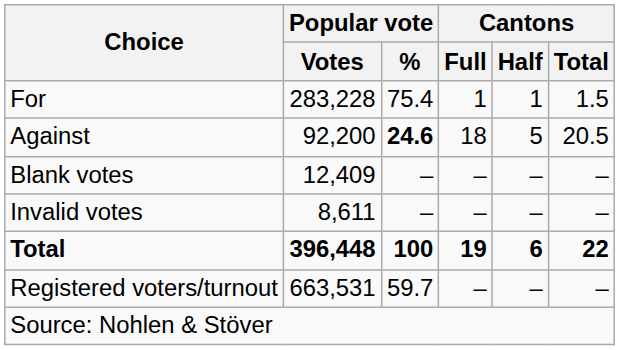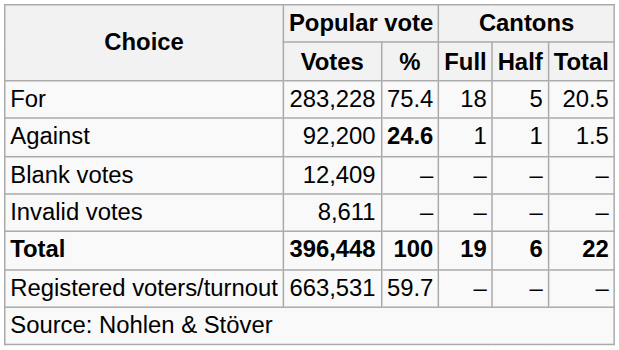(480, 99) 1 -> (473, 99) 18
(536, 99) 1 -> (536, 99) 5
(592, 99) 1.5 -> (586, 99) 20.5
(473, 136) 18 -> (480, 136) 1
(536, 136) 5 -> (536, 136) 1
(586, 136) 20.5 -> (592, 136) 1.5
